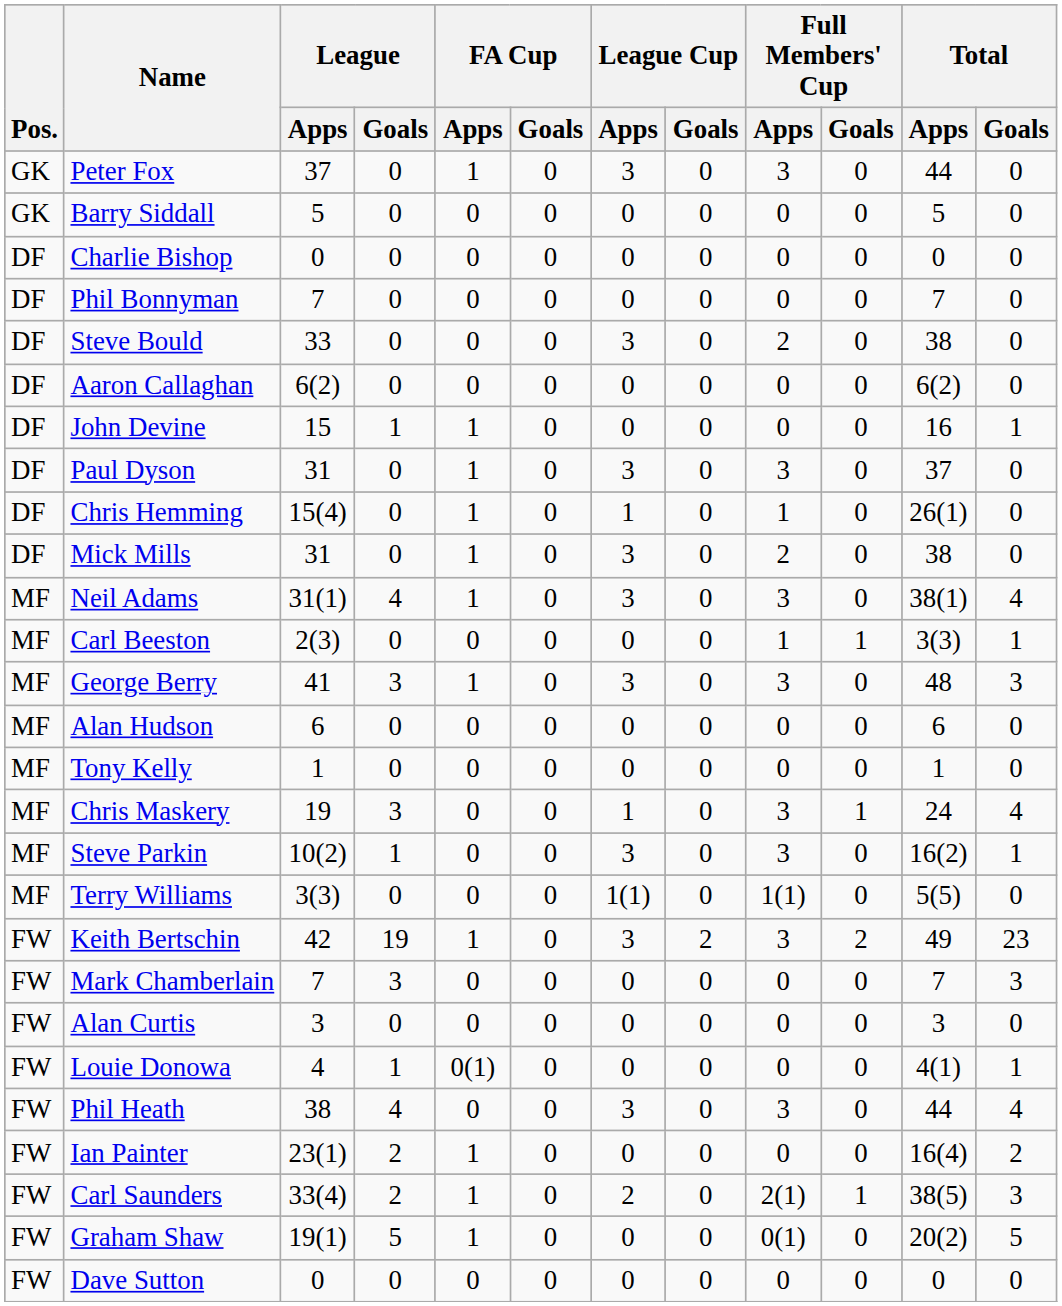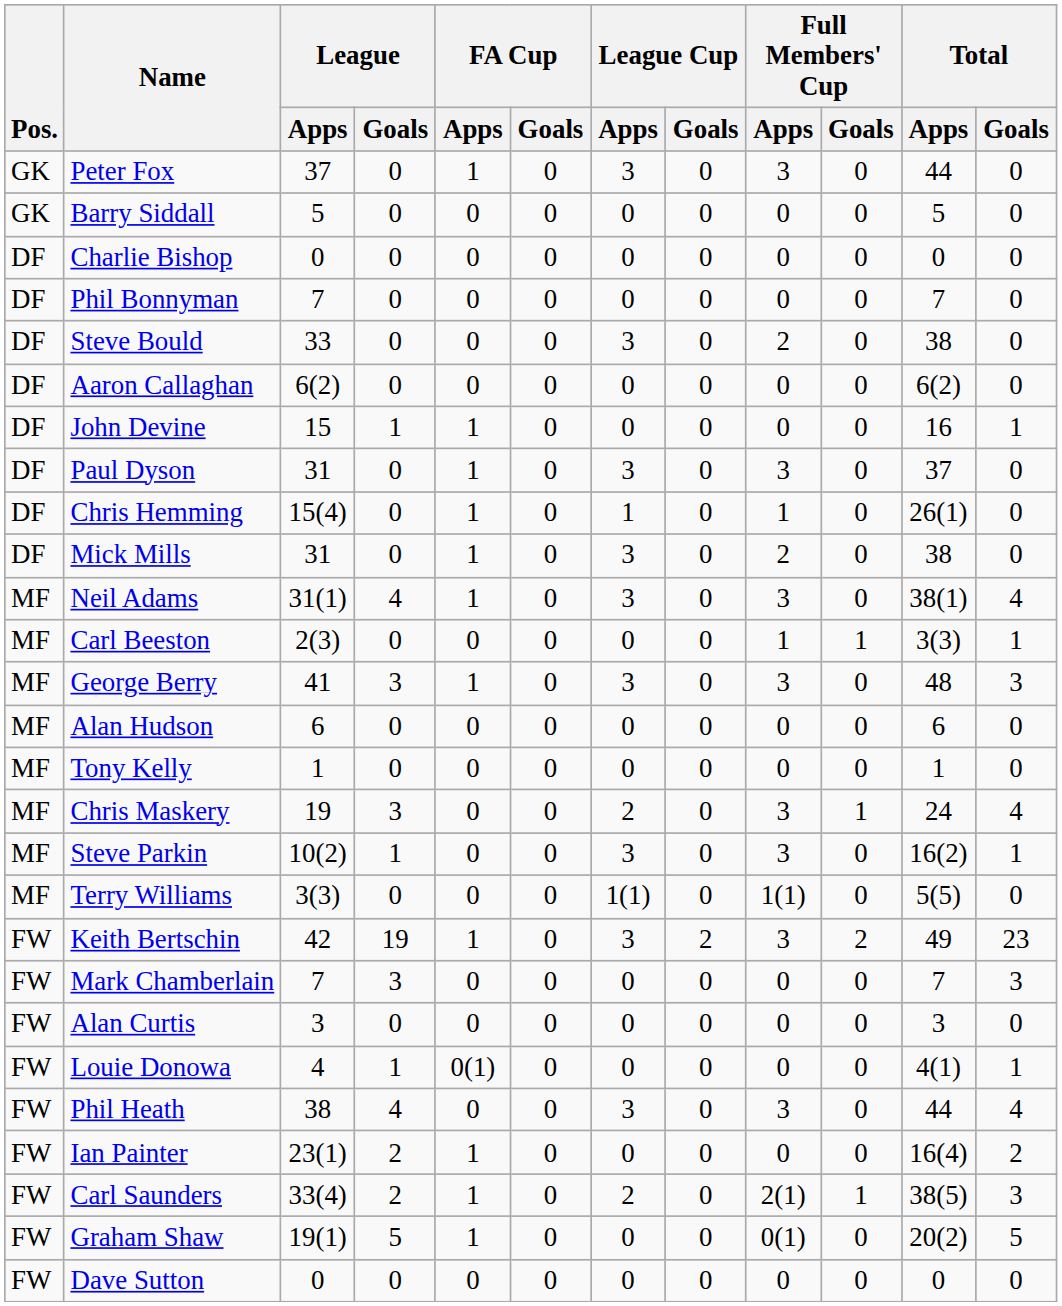(628, 811) 1 -> (628, 811) 2
